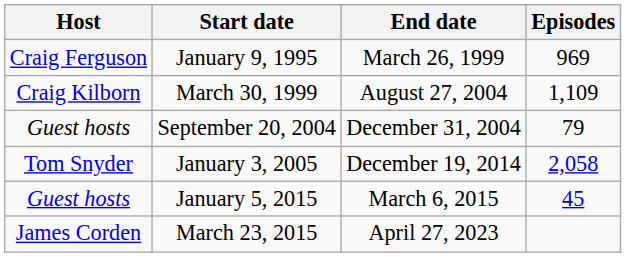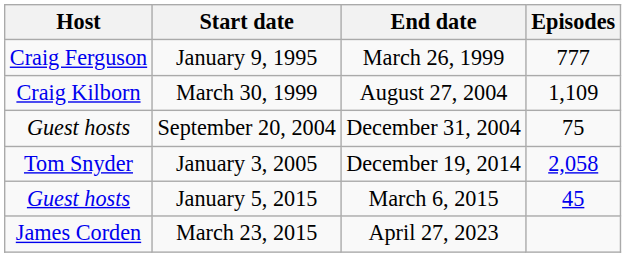(573, 57) 969 -> (573, 57) 777
(573, 127) 79 -> (573, 127) 75
